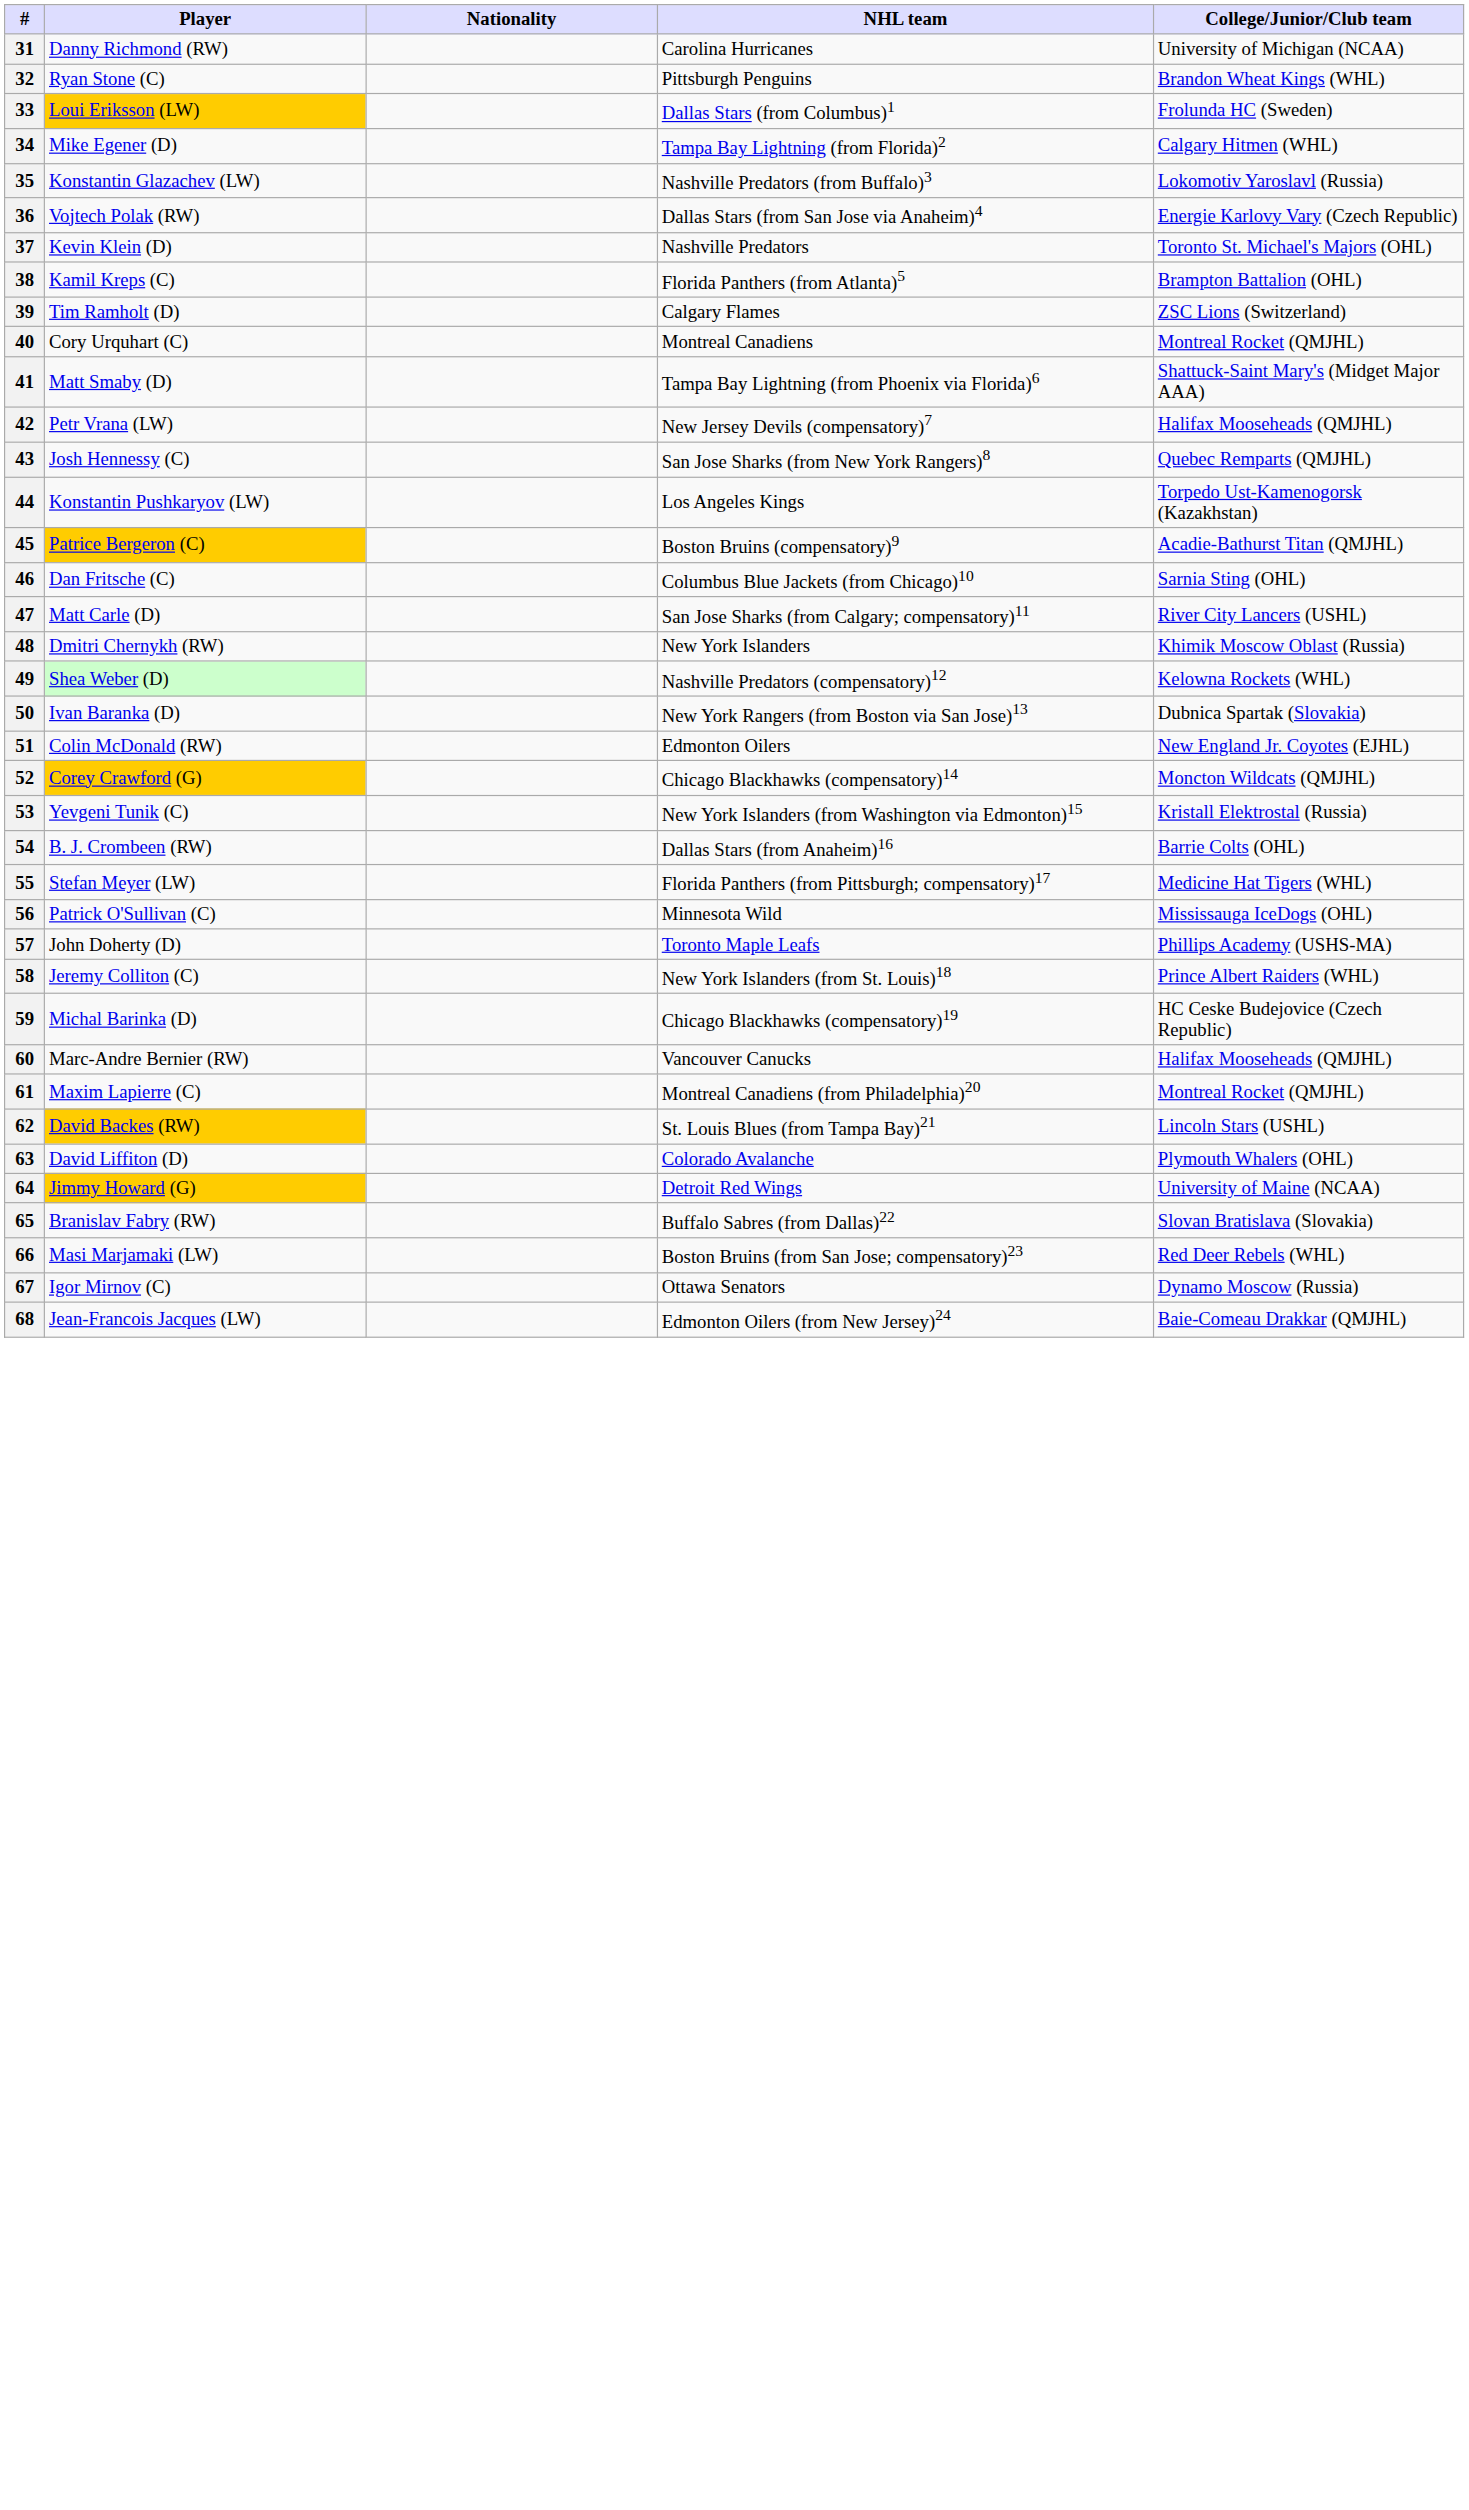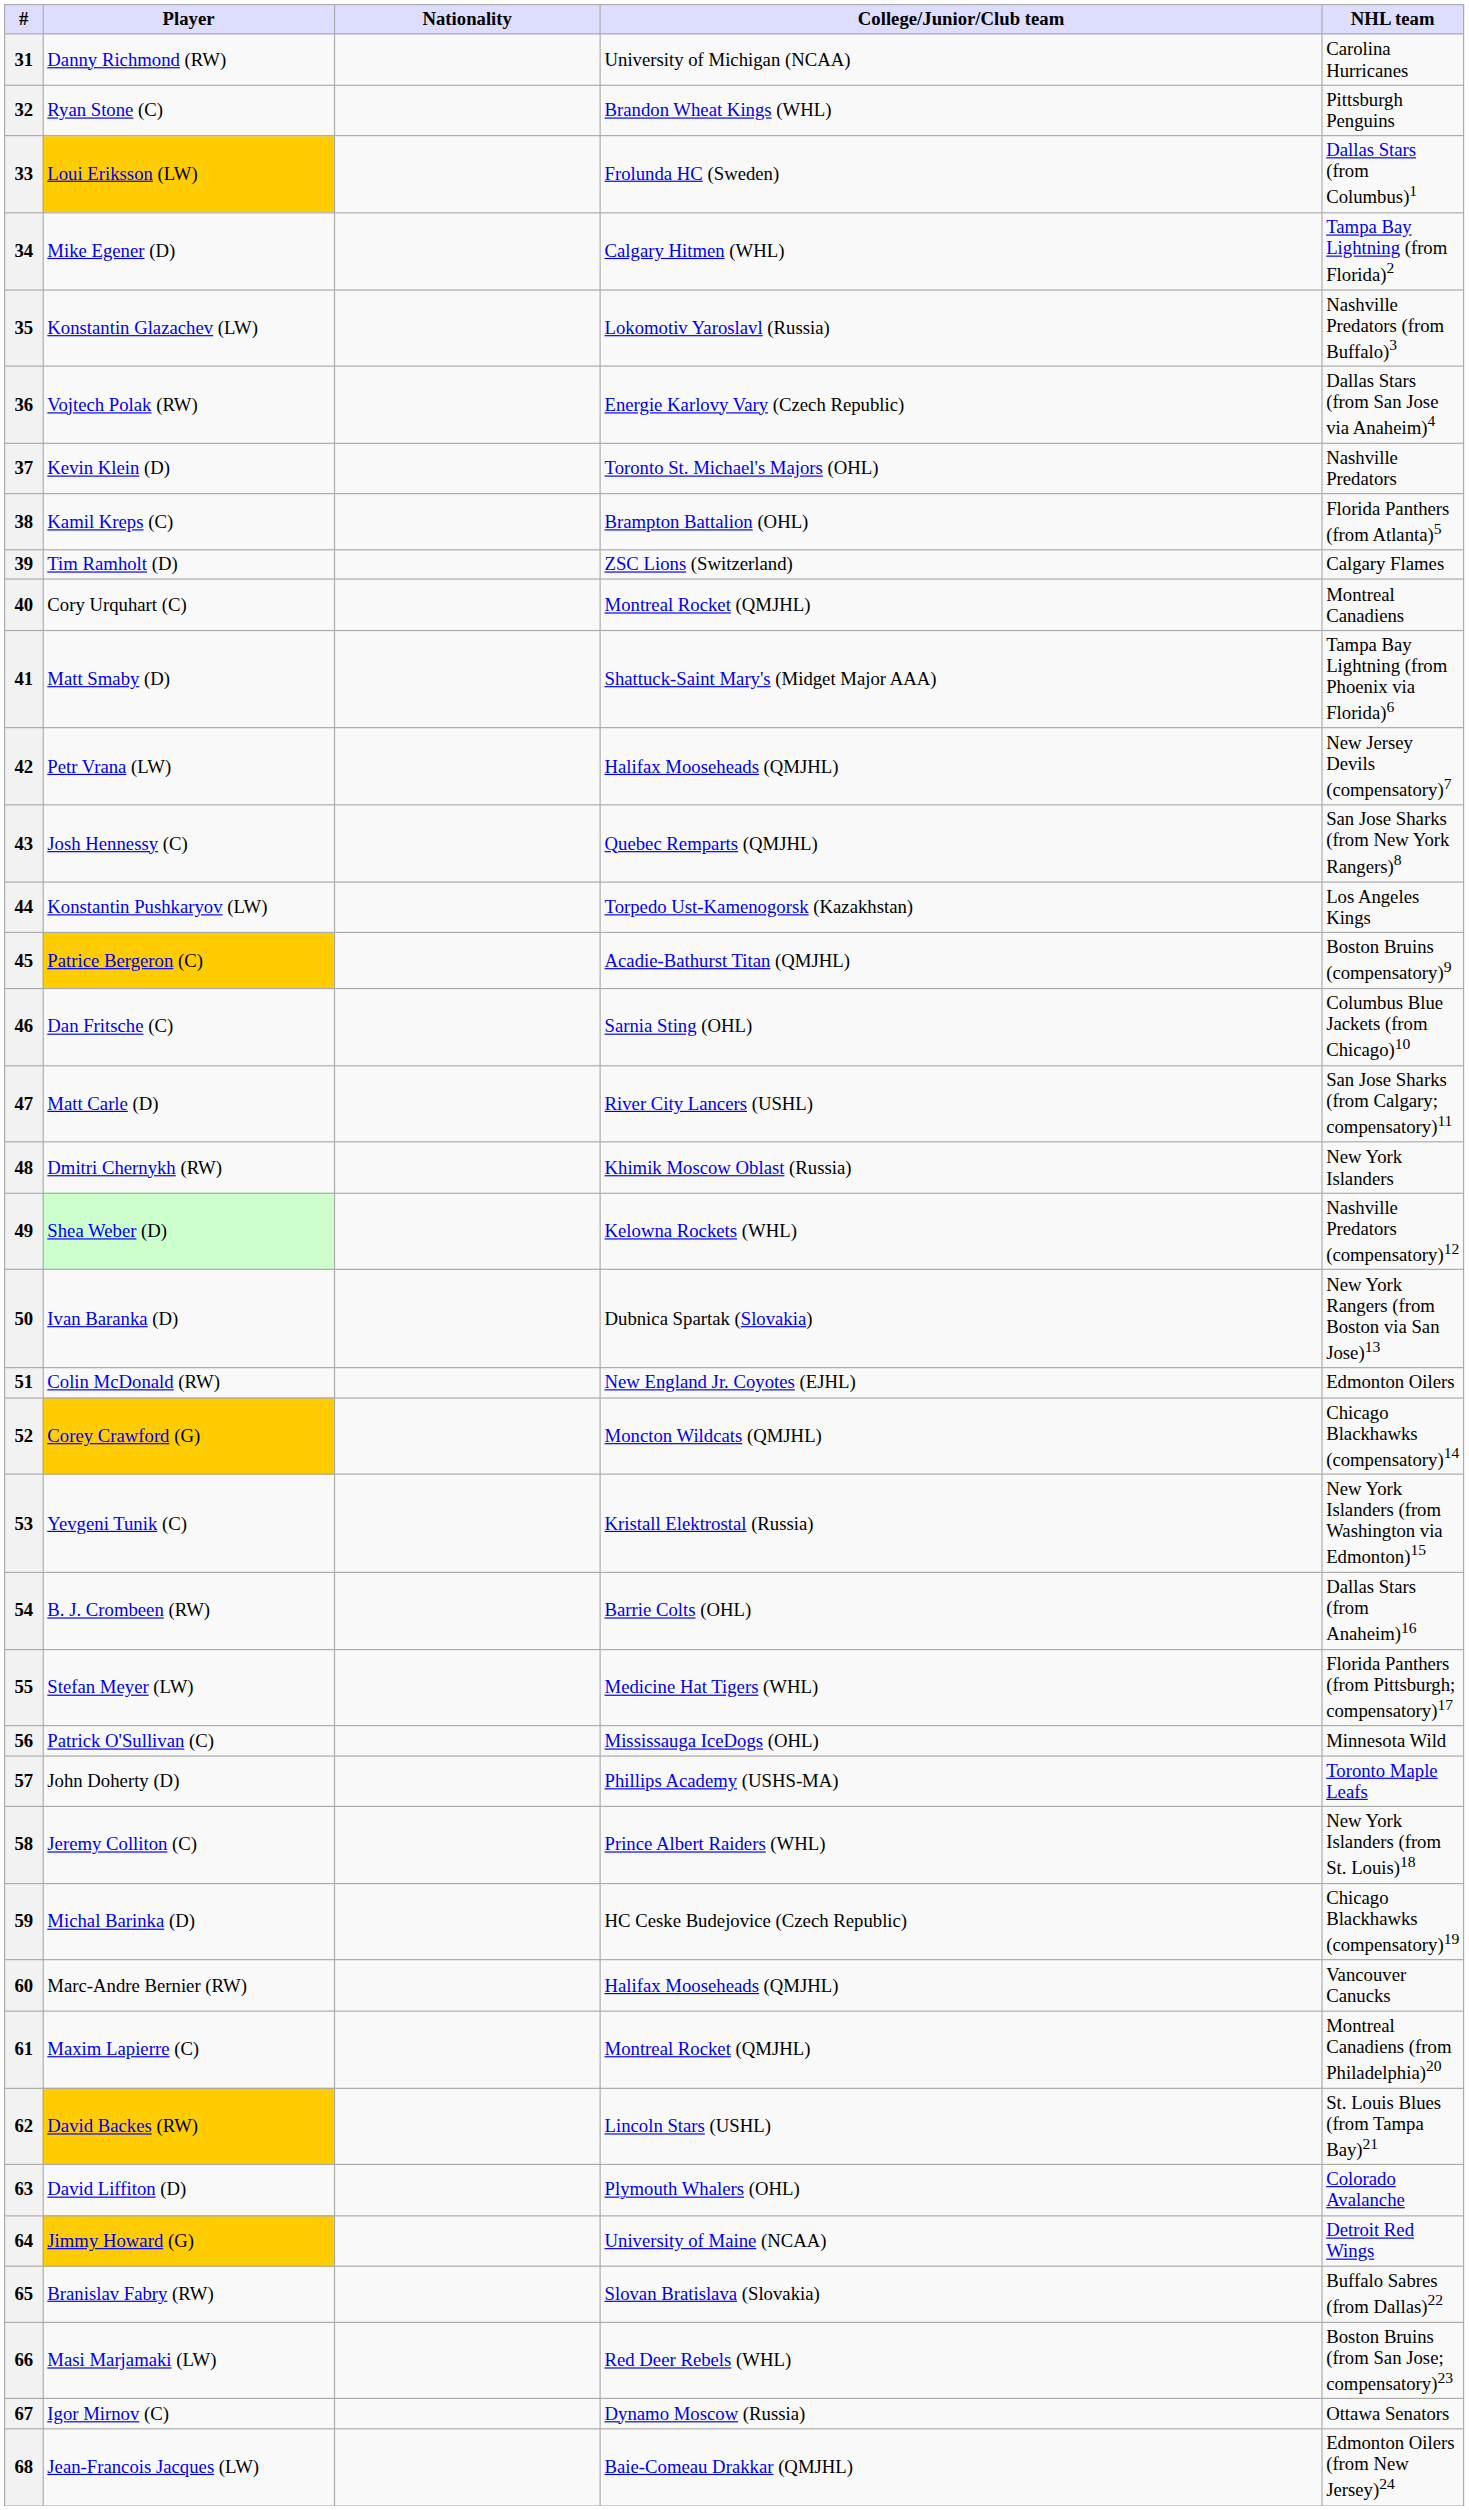columns swapped: (905, 19) <-> (1309, 19)
